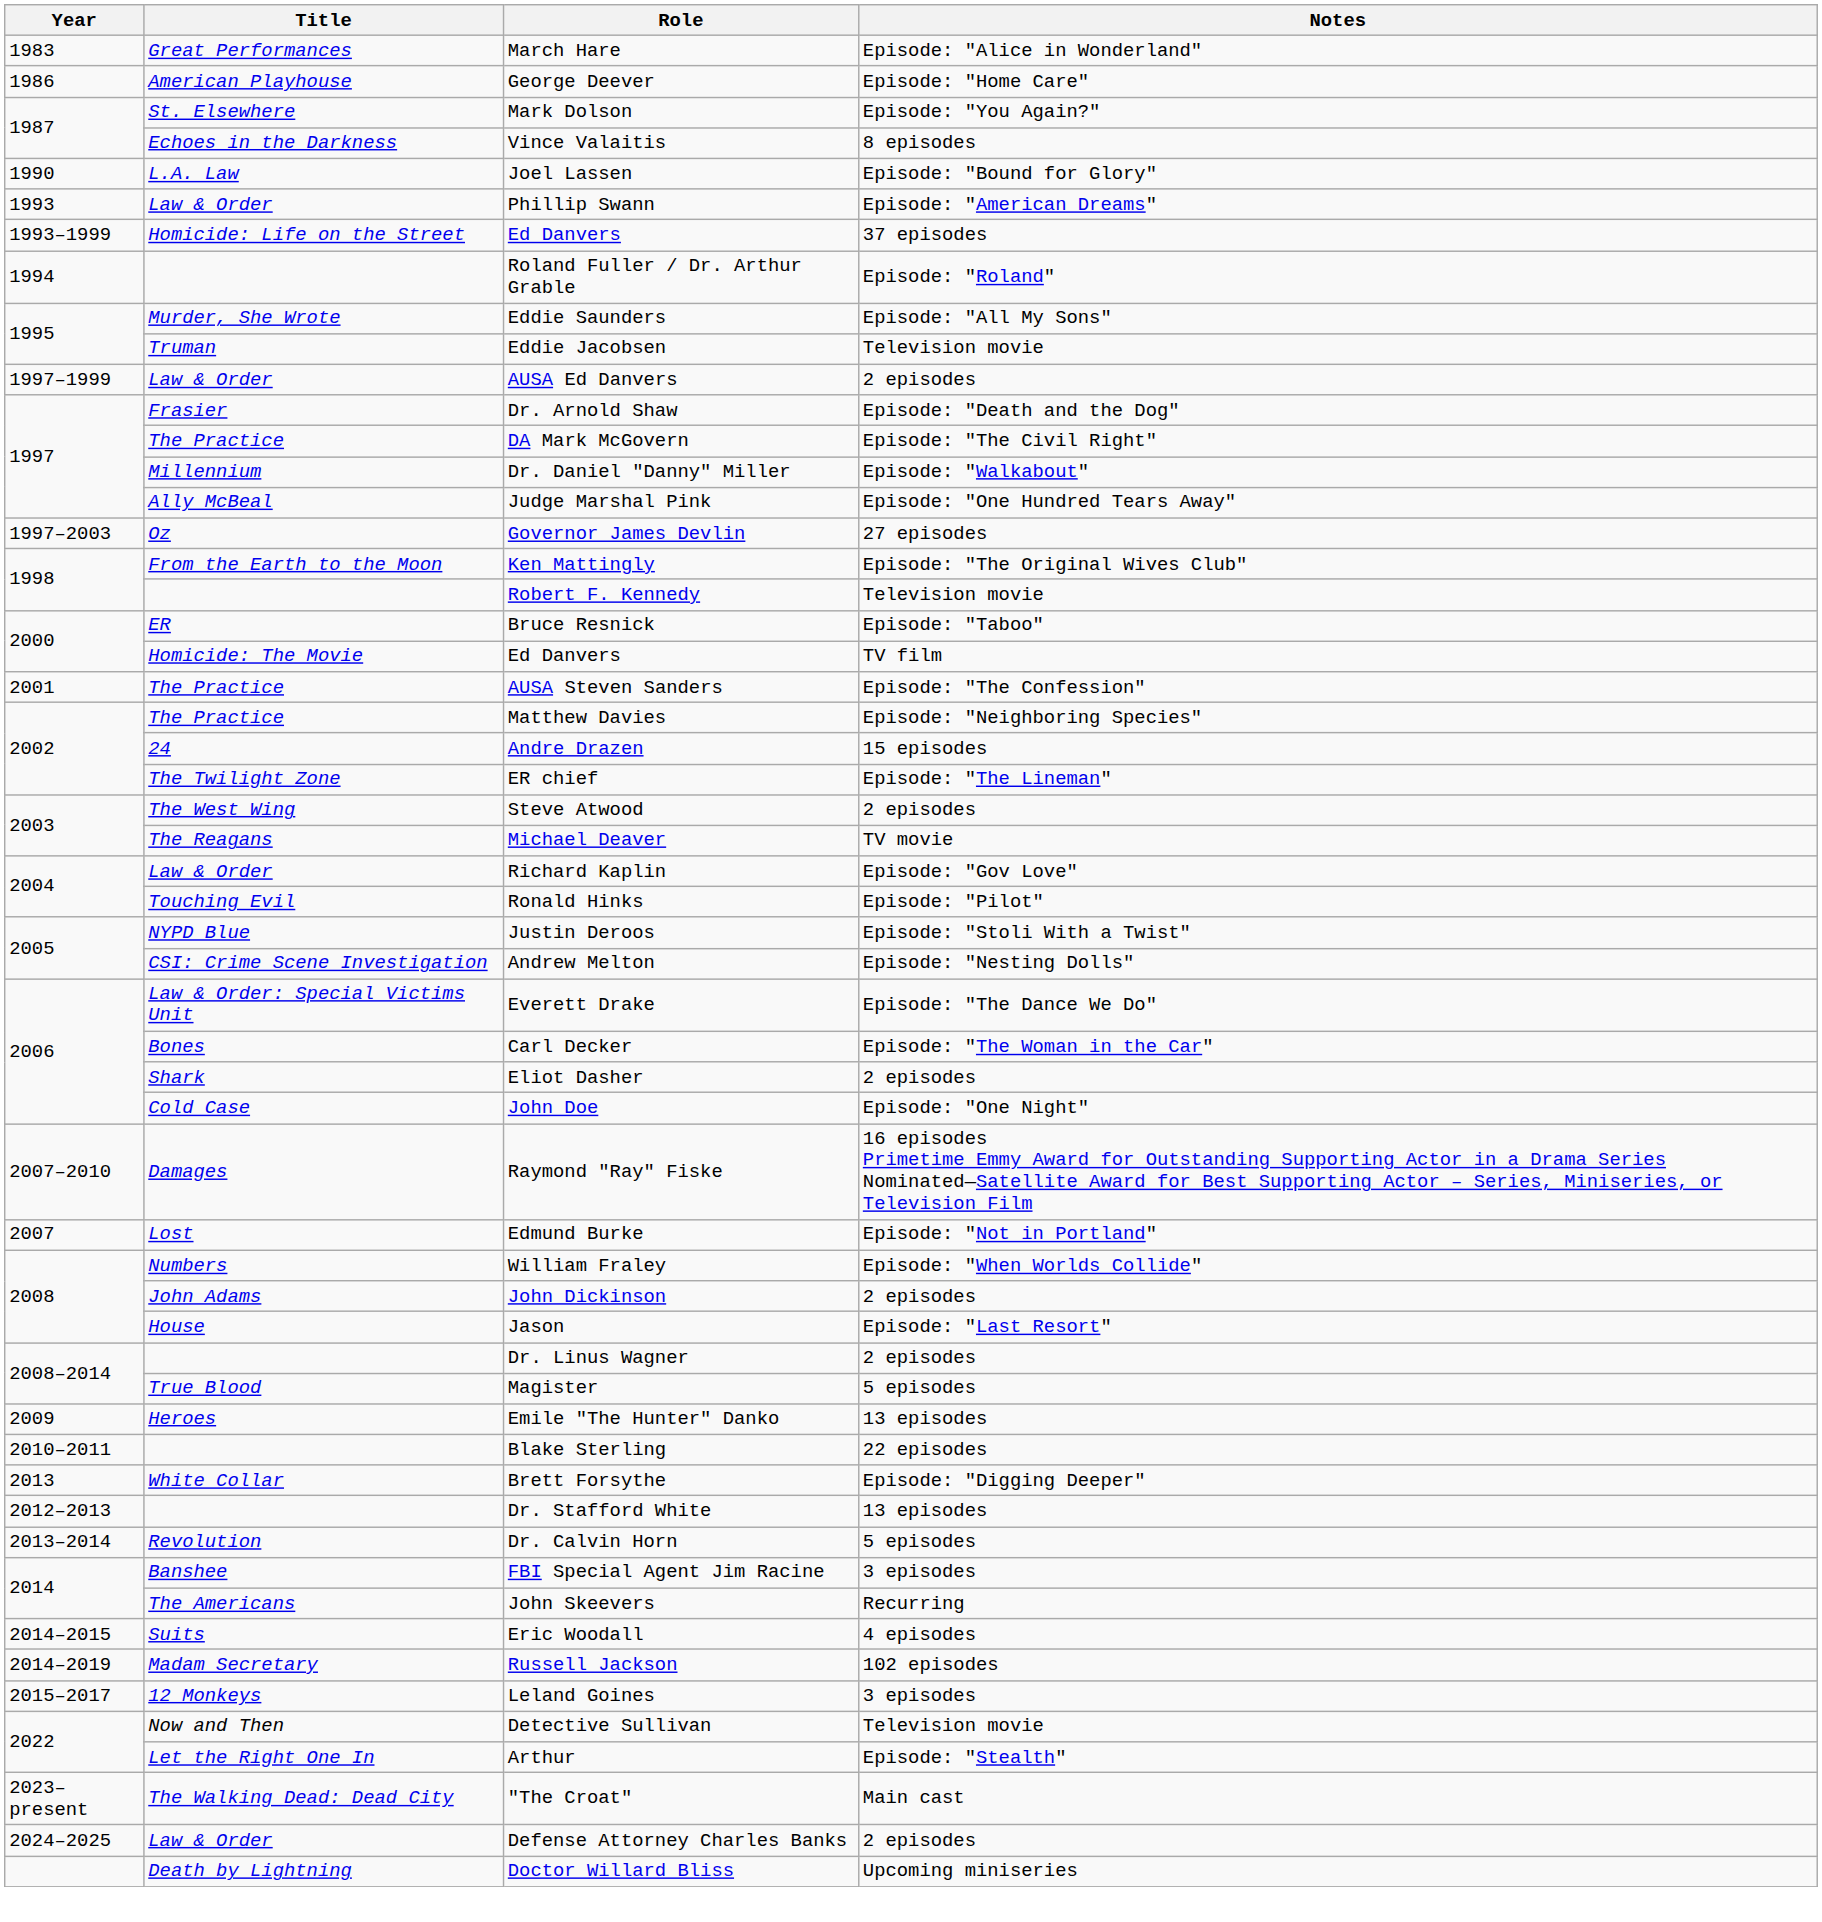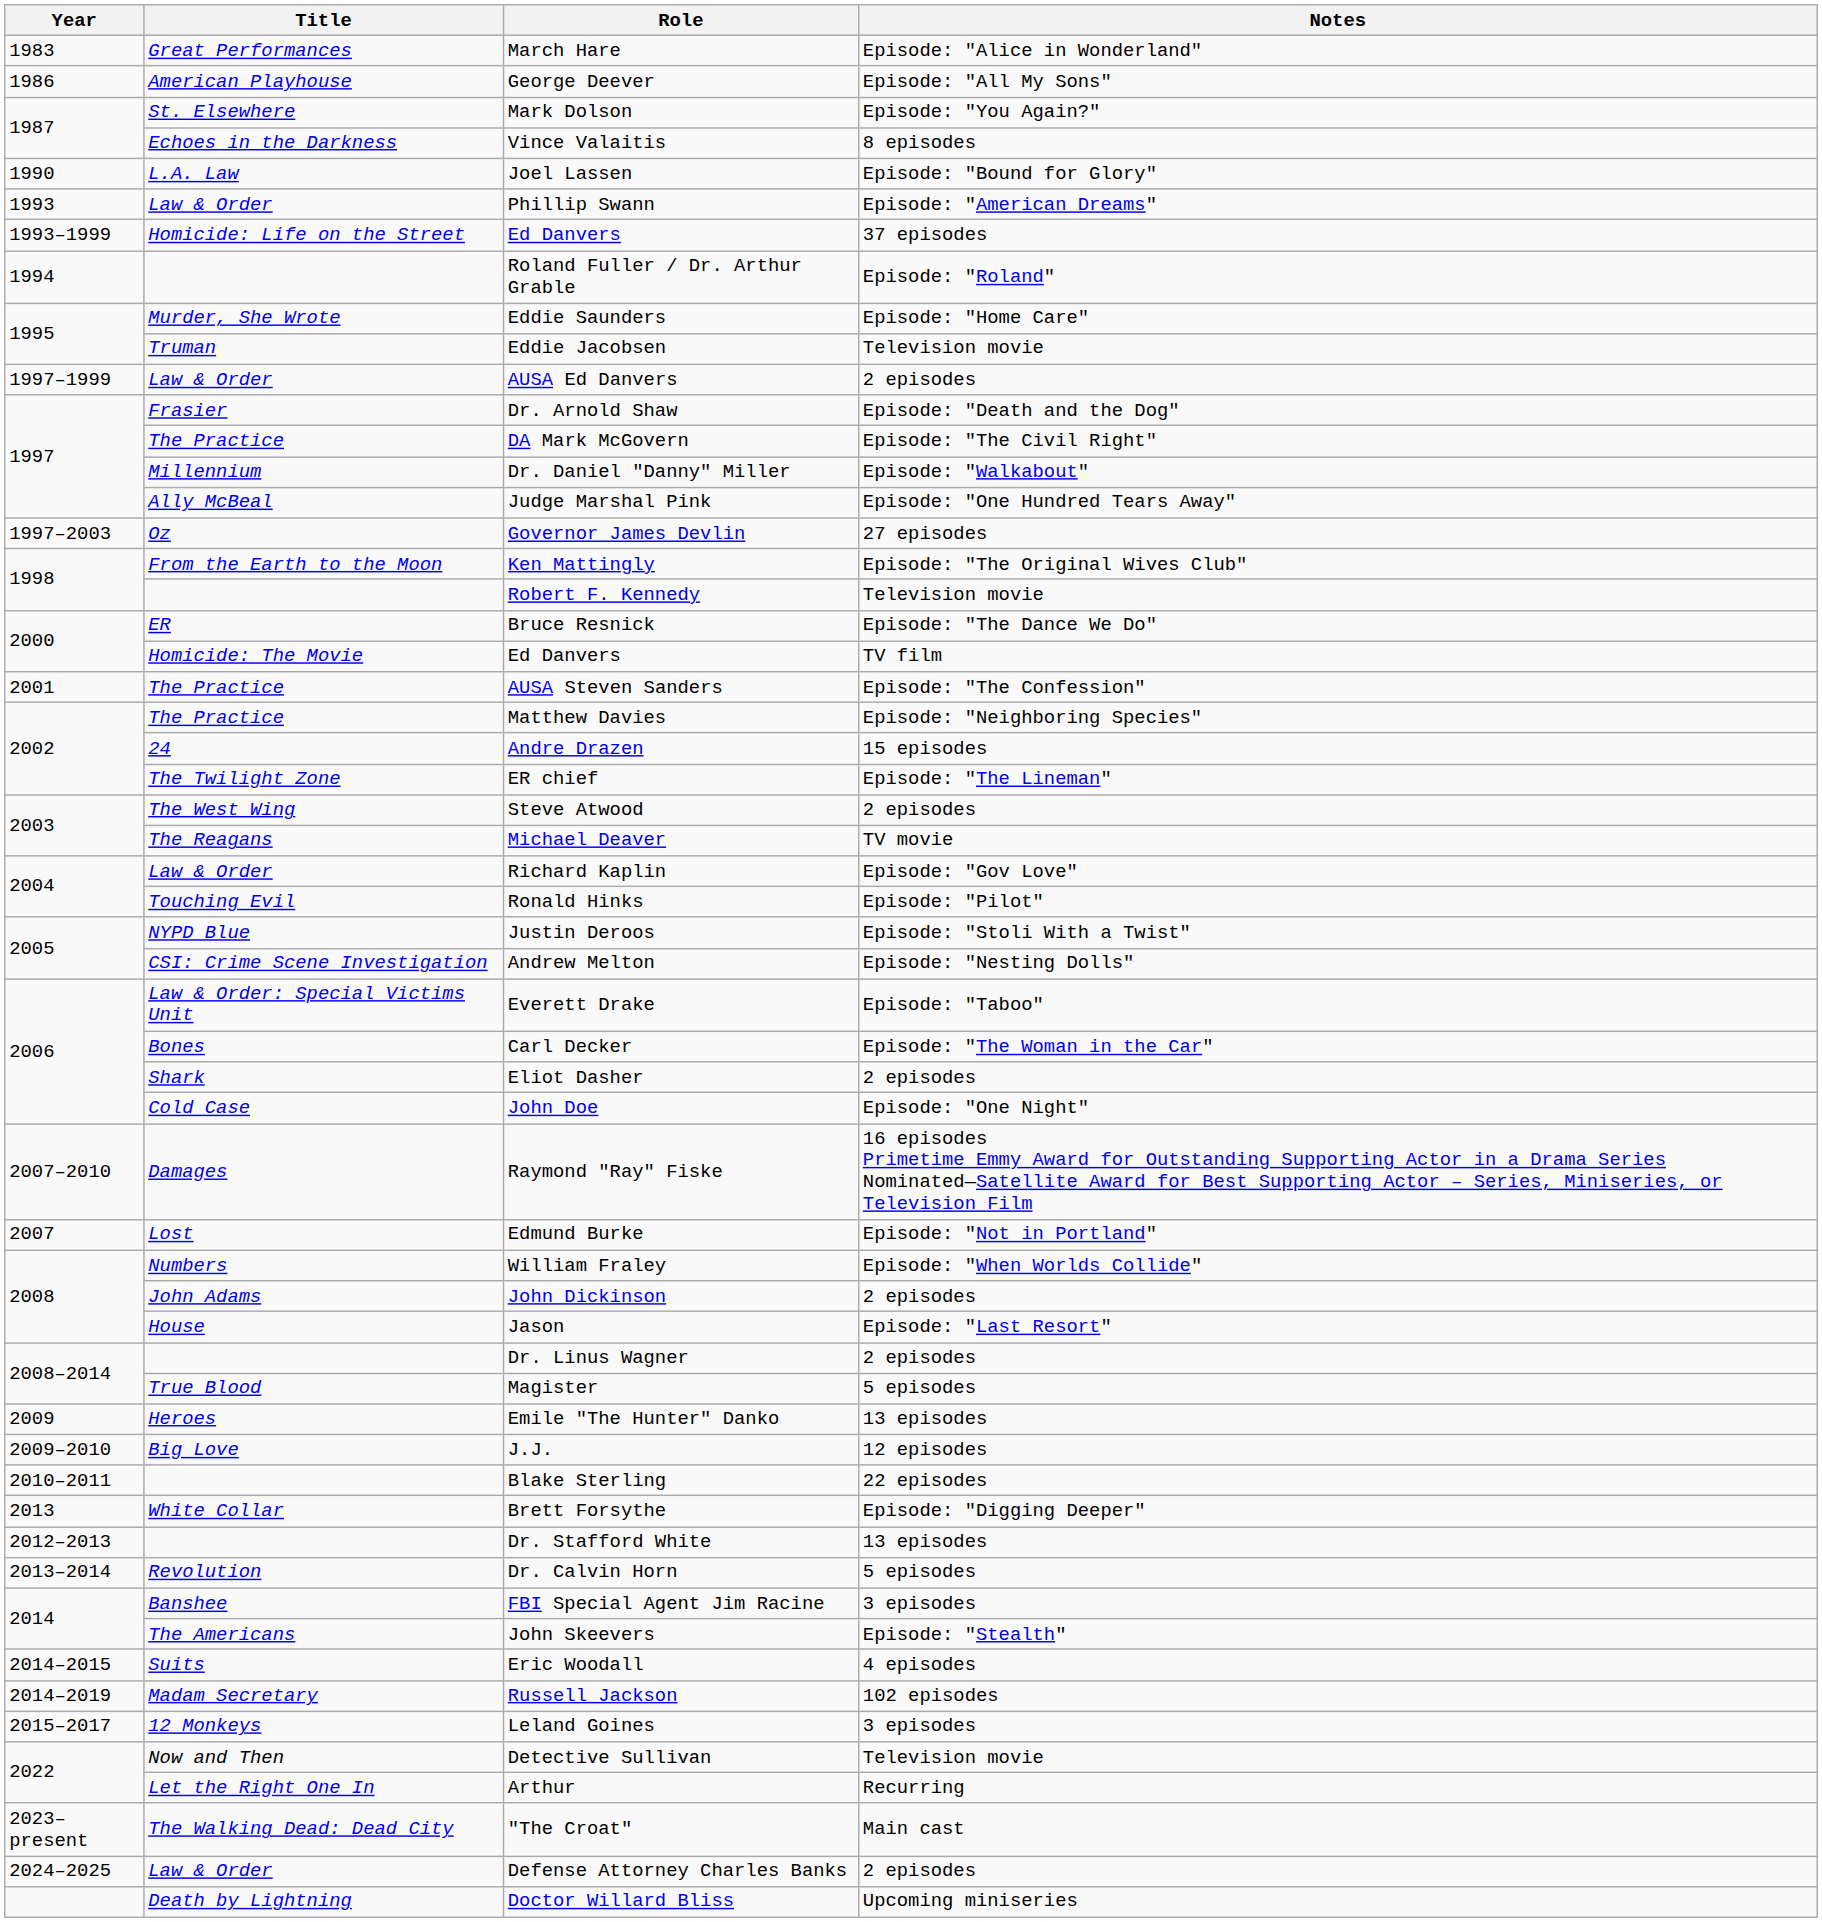(976, 82) Episode: "Home Care" -> (987, 82) Episode: "All My Sons"
(987, 318) Episode: "All My Sons" -> (976, 318) Episode: "Home Care"
(953, 626) Episode: "Taboo" -> (1010, 626) Episode: "The Dance We Do"
(1010, 1005) Episode: "The Dance We Do" -> (953, 1005) Episode: "Taboo"
+ row: (194, 1450)
(914, 1603) Recurring -> (965, 1634) Episode: "Stealth"
(965, 1757) Episode: "Stealth" -> (914, 1788) Recurring
